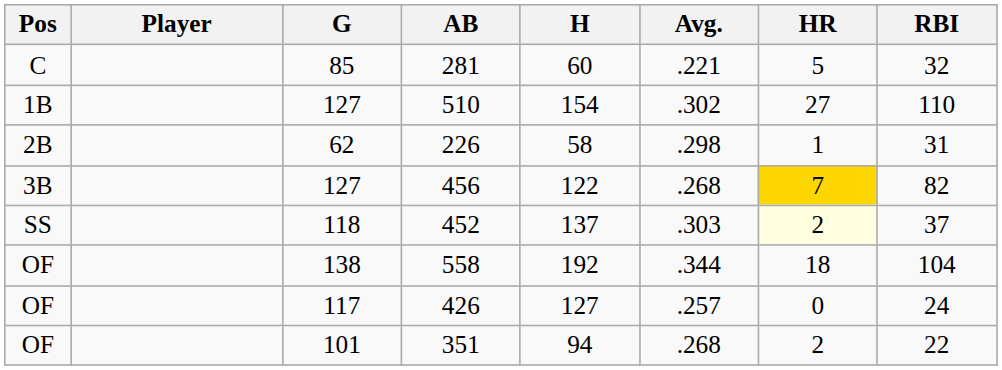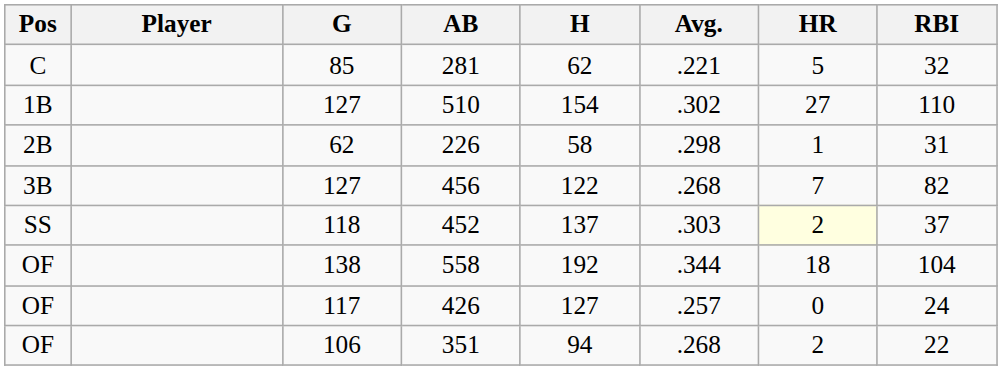(580, 64) 60 -> (580, 64) 62
(818, 184) gold background -> (818, 184) no background
(342, 345) 101 -> (342, 345) 106
